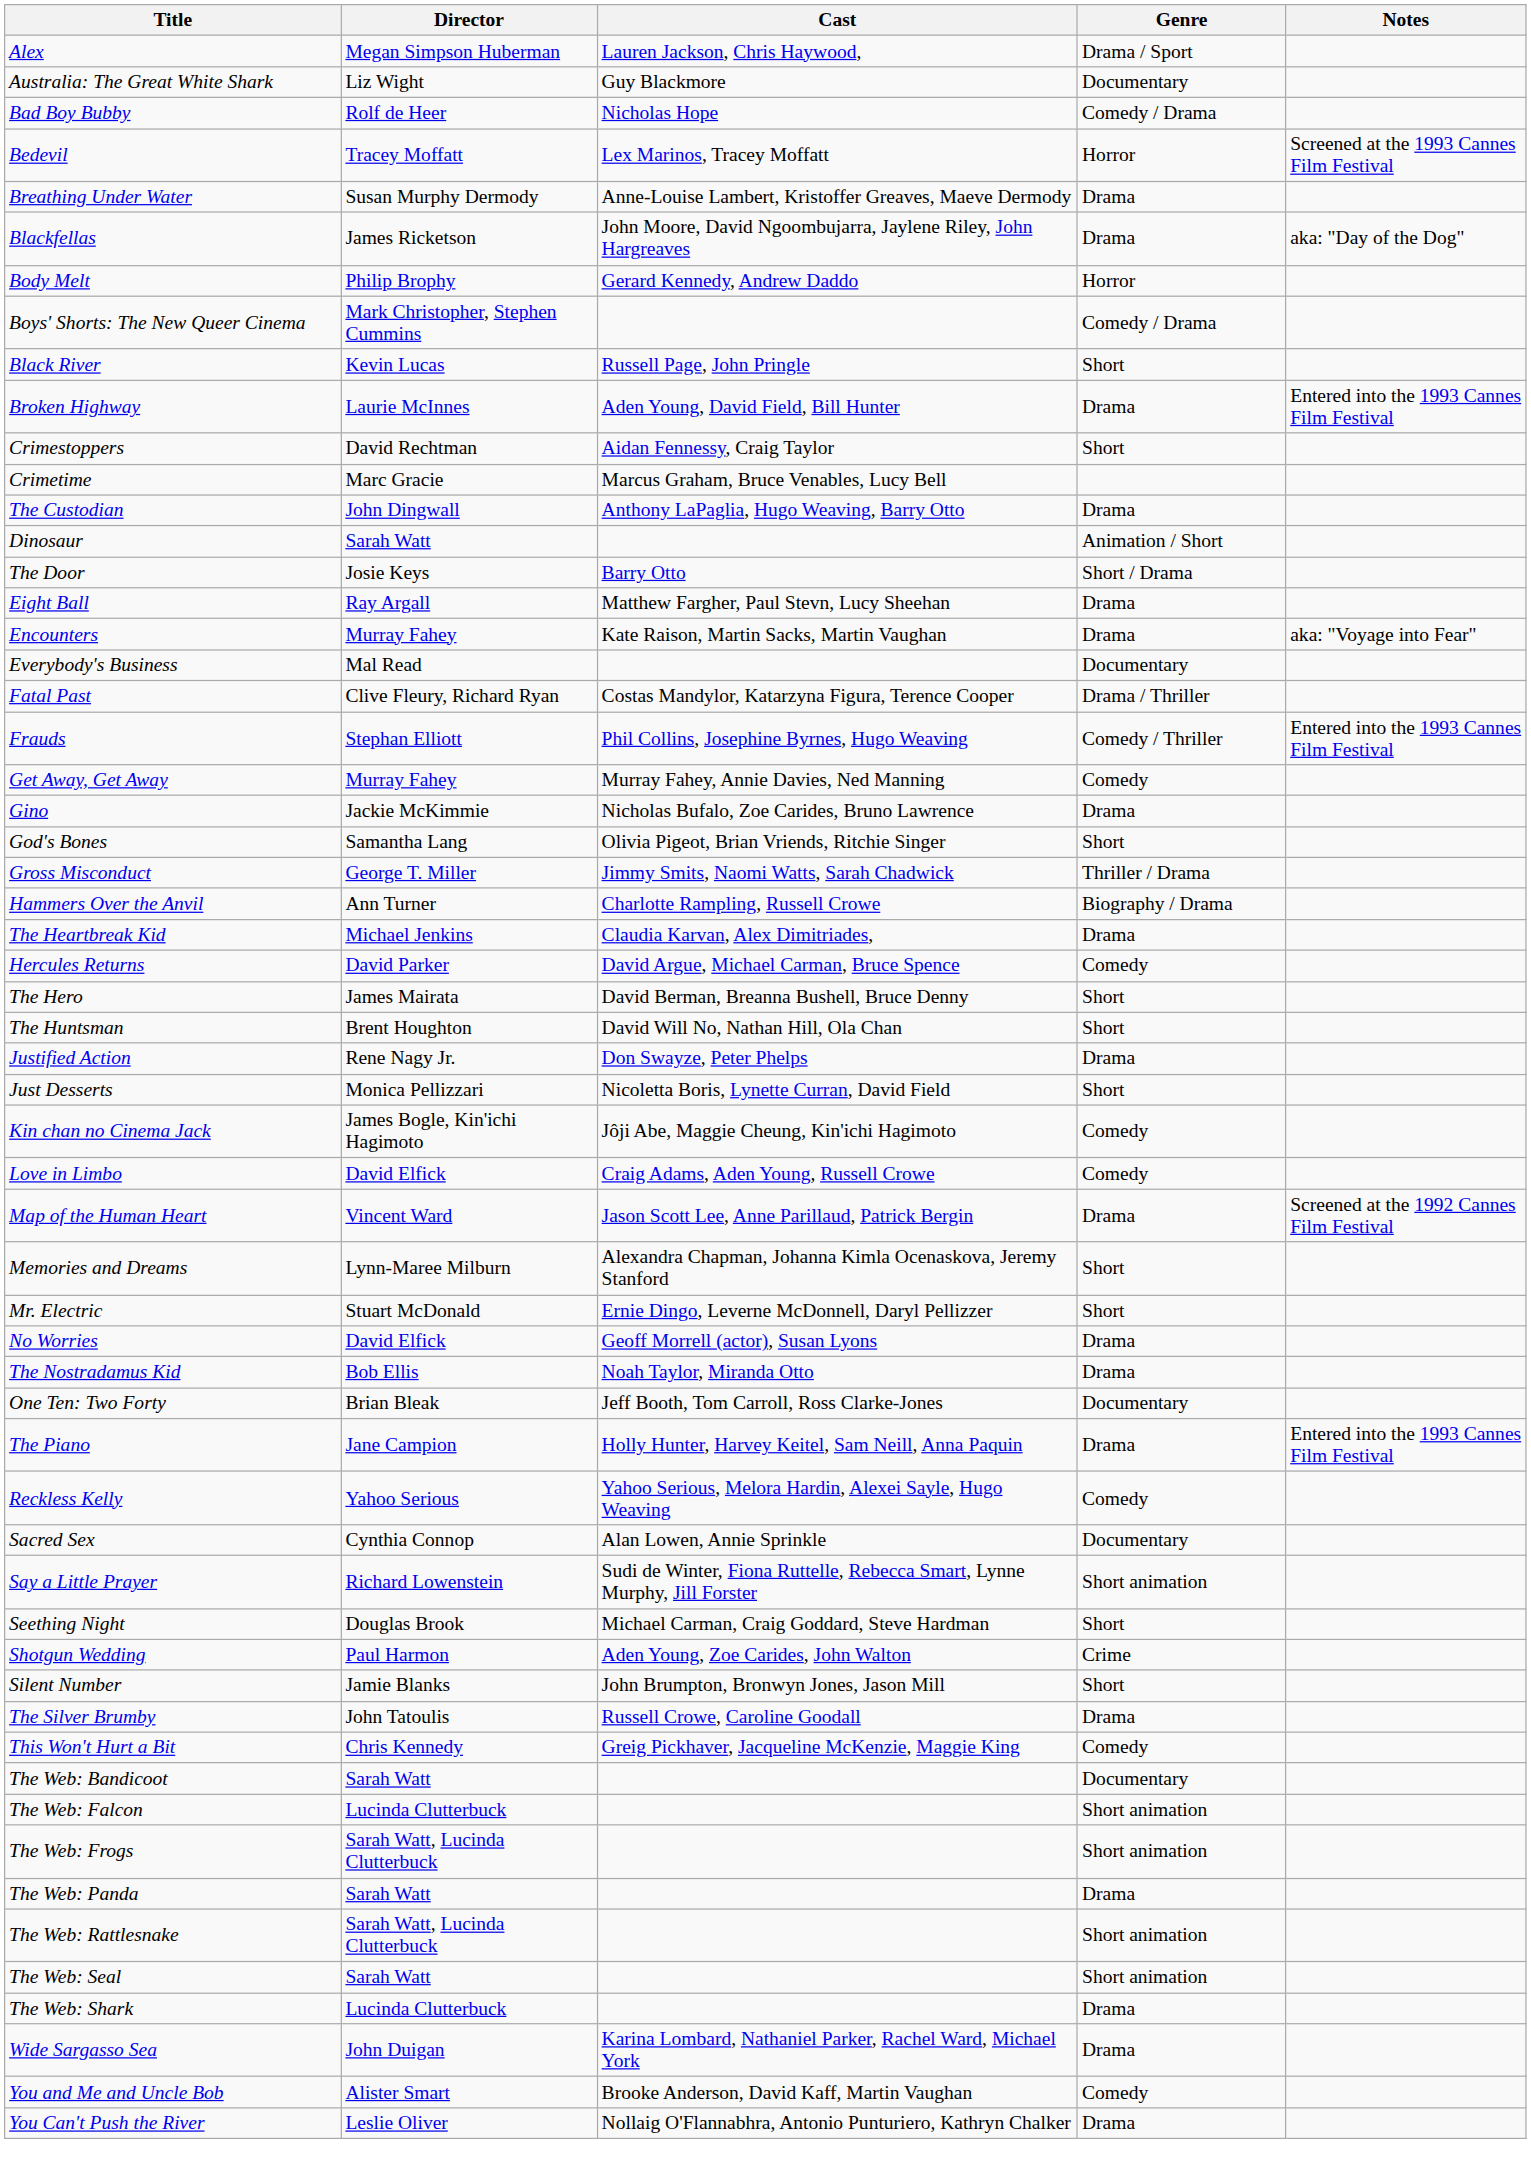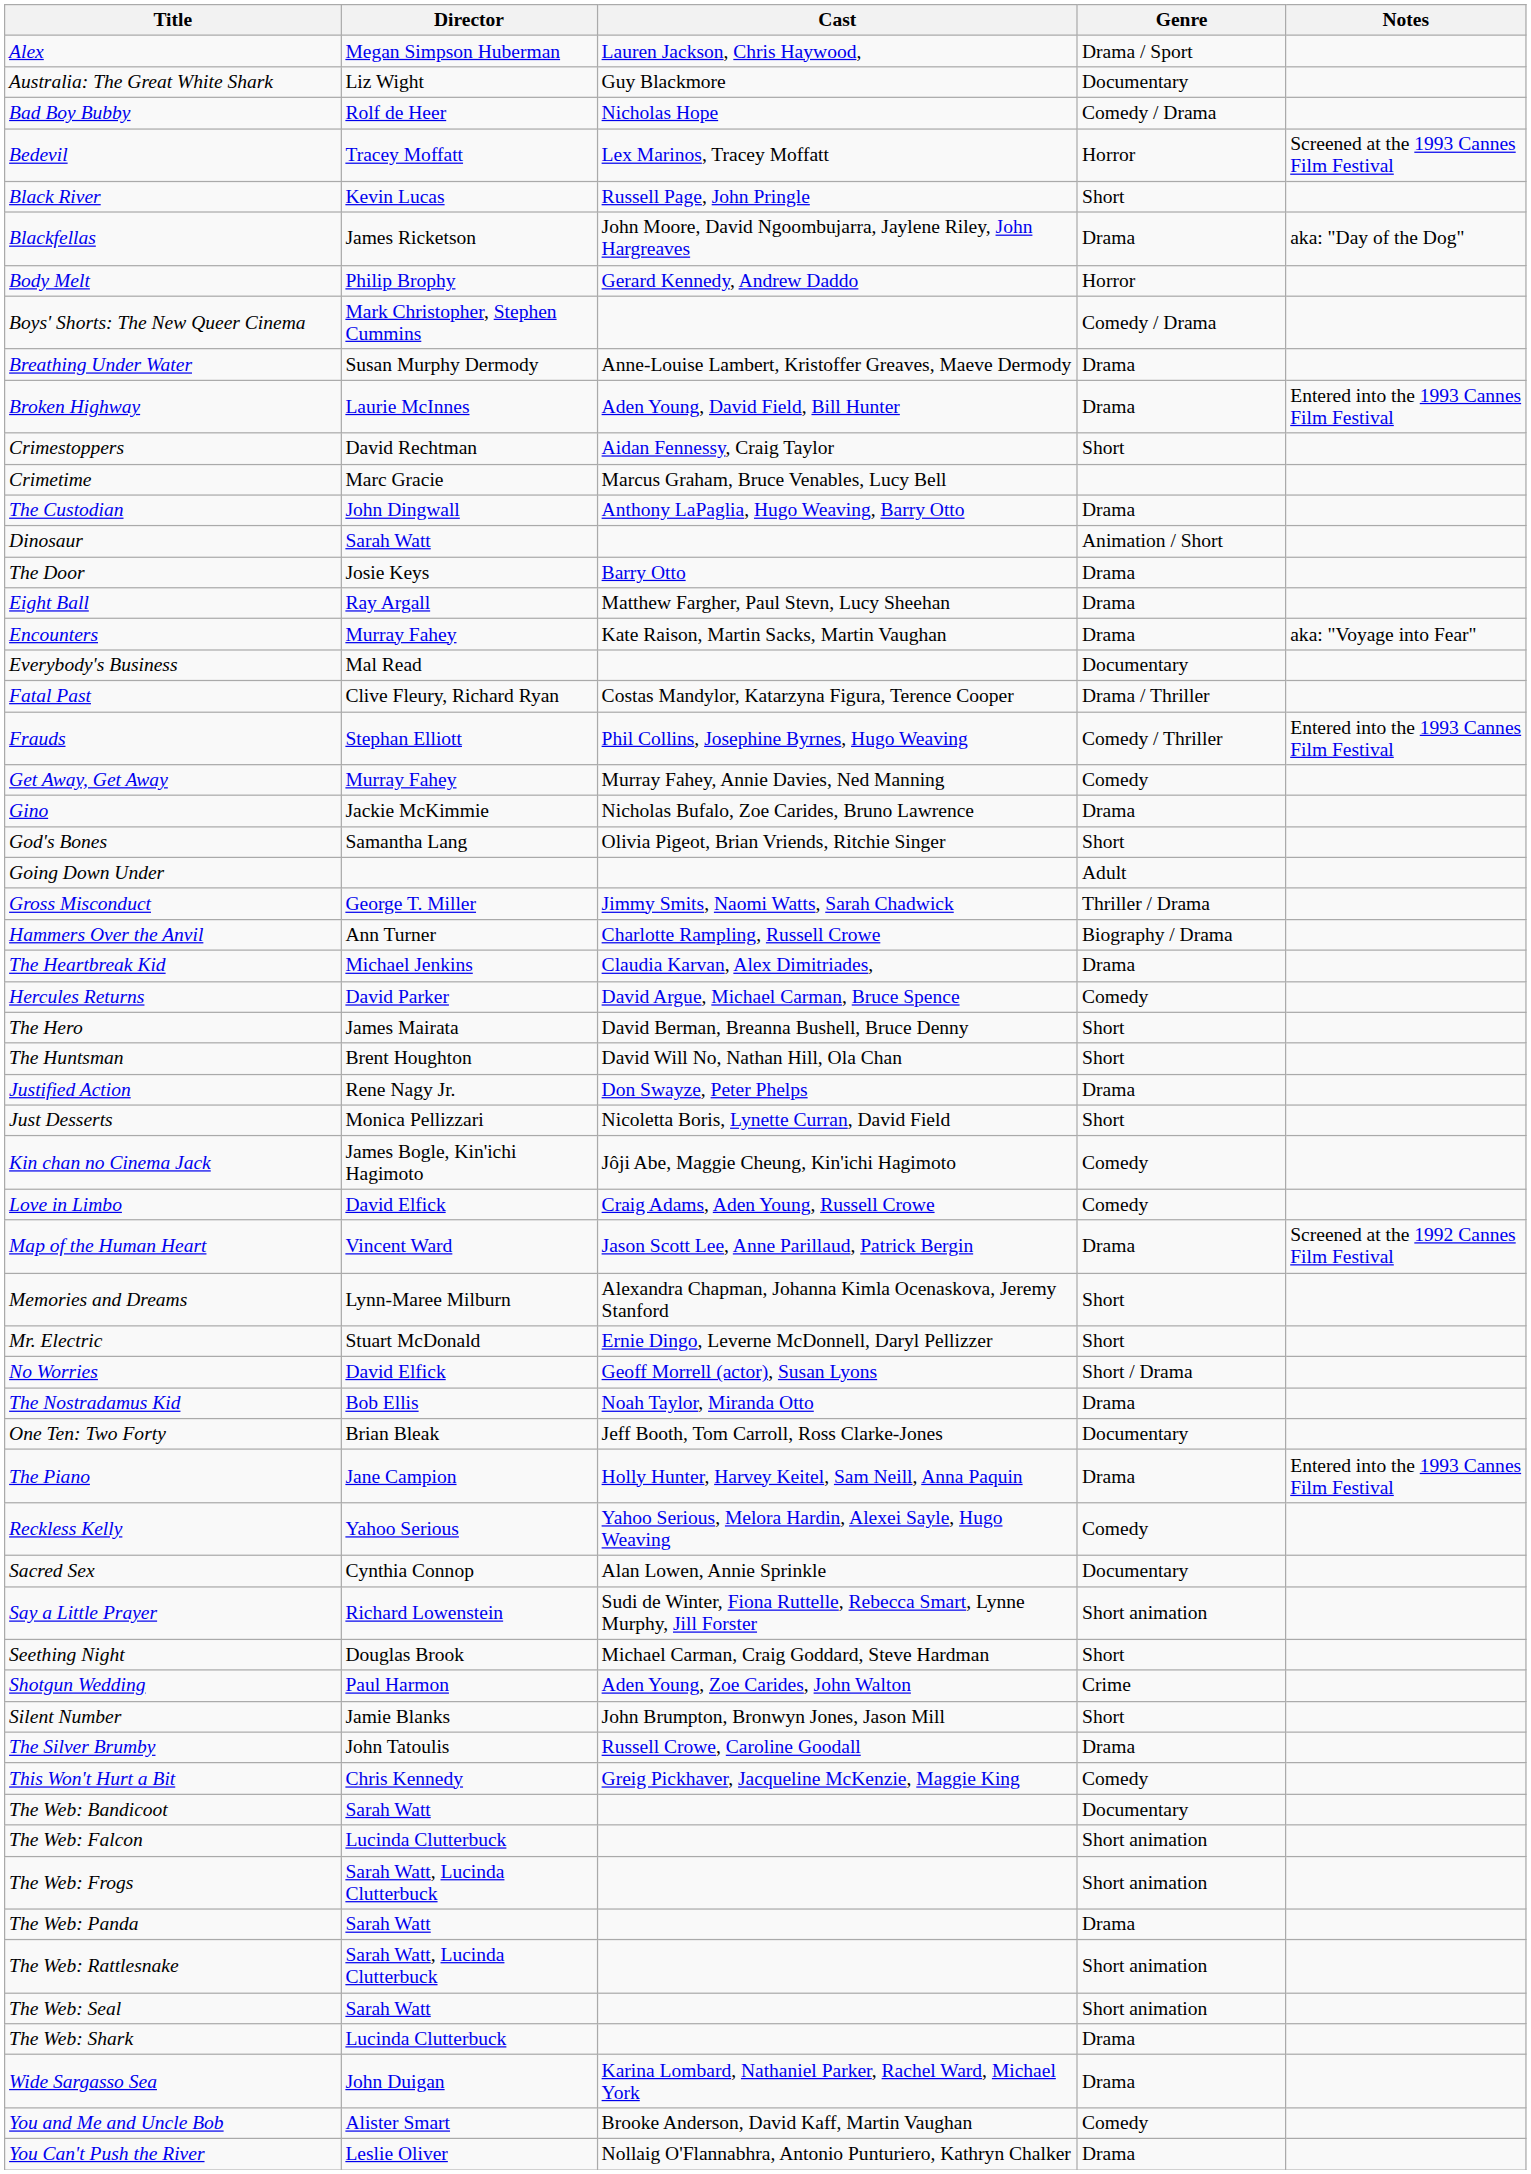rows swapped: (55, 364) <-> (101, 196)
(1137, 572) Short / Drama -> (1109, 572) Drama
+ row: (87, 872)
(1109, 1341) Drama -> (1137, 1372) Short / Drama
